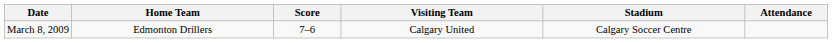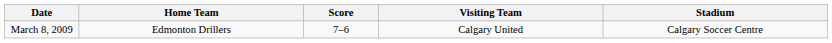- column: (786, 12)
